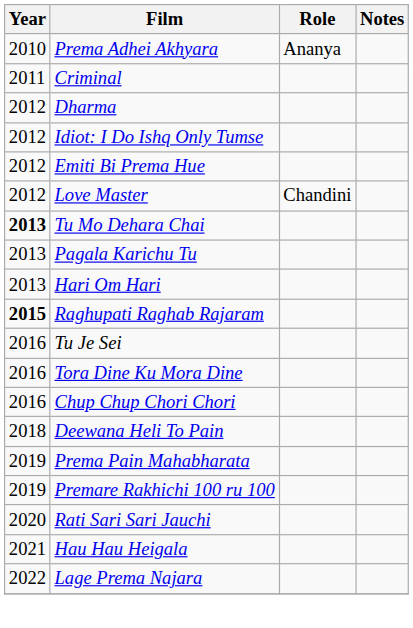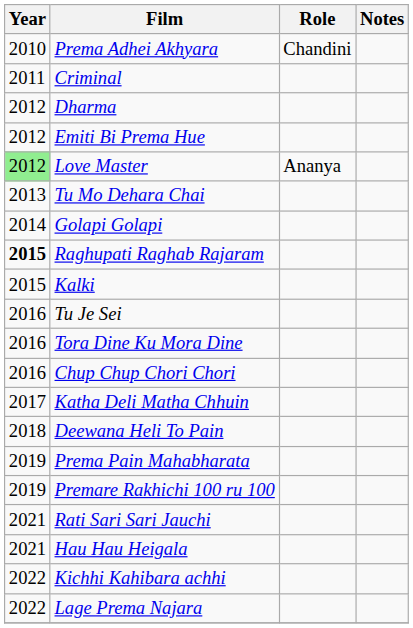(312, 48) Ananya -> (317, 48) Chandini
- row: (159, 136)
(27, 195) no background -> (27, 166) lightgreen background
(317, 195) Chandini -> (312, 166) Ananya
(27, 225) bold -> (27, 195) normal
- row: (126, 254)
- row: (108, 284)
+ row: (108, 225)
+ row: (75, 284)
+ row: (152, 401)
(27, 519) 2020 -> (27, 519) 2021
+ row: (140, 578)
